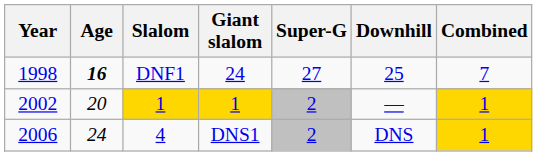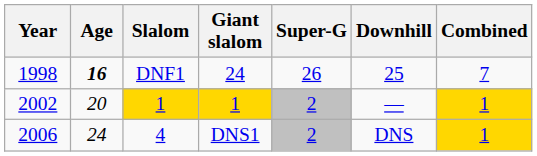(312, 72) 27 -> (312, 72) 26
